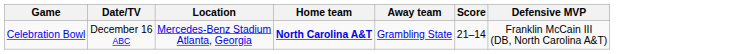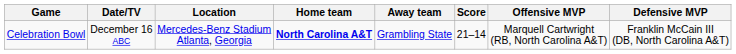+ column: (549, 12)
